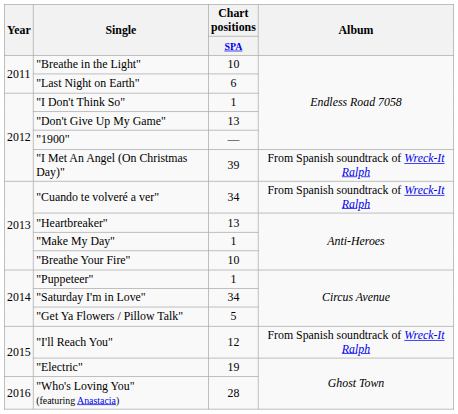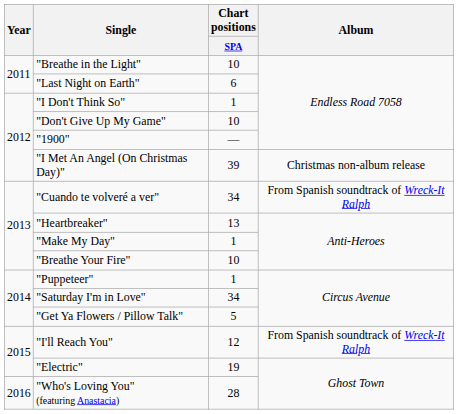(233, 121) 13 -> (233, 121) 10
(356, 165) From Spanish soundtrack of Wreck-It Ralph -> (356, 165) Christmas non-album release
